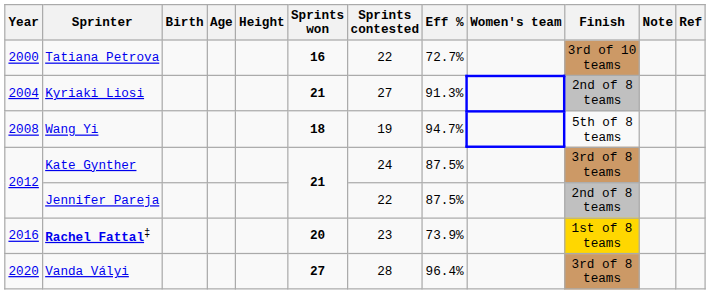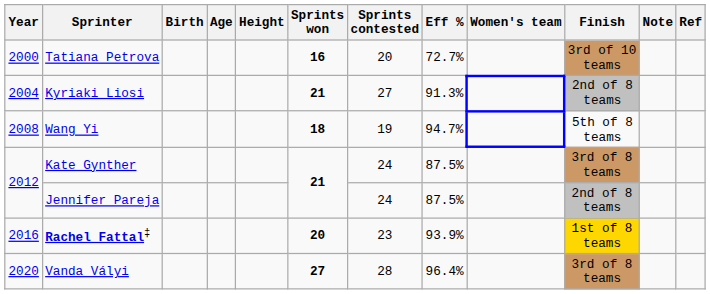(385, 58) 22 -> (385, 58) 20
(385, 201) 22 -> (385, 201) 24
(445, 236) 73.9% -> (445, 236) 93.9%
